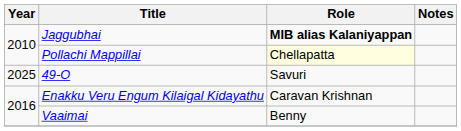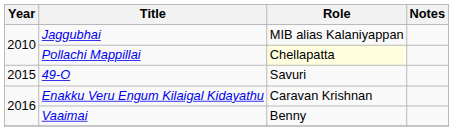(341, 34) bold -> (337, 34) normal
(22, 75) 2025 -> (22, 75) 2015
